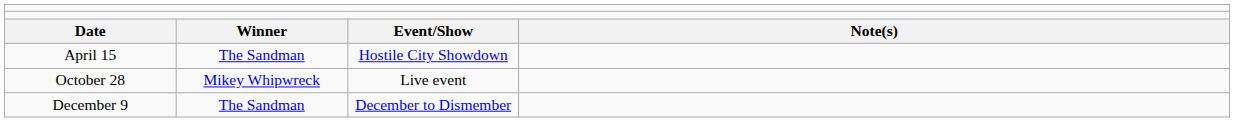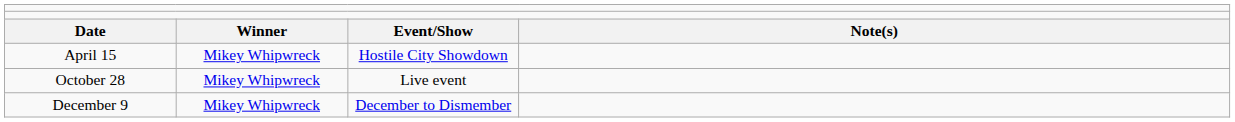(262, 55) The Sandman -> (262, 55) Mikey Whipwreck
(262, 104) The Sandman -> (262, 104) Mikey Whipwreck
